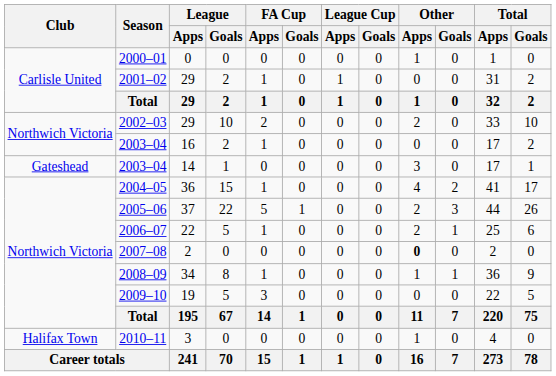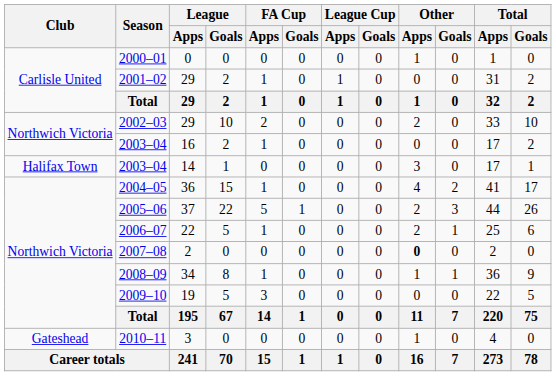(60, 166) Gateshead -> (60, 166) Halifax Town
(60, 338) Halifax Town -> (60, 338) Gateshead
